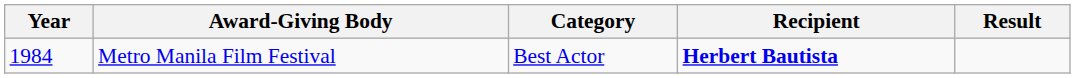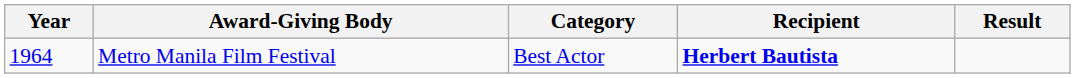(31, 55) 1984 -> (31, 55) 1964
